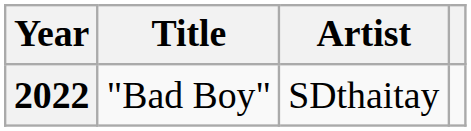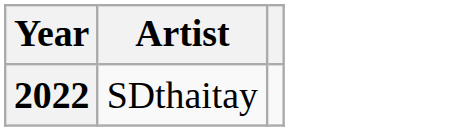- column: (189, 34)
